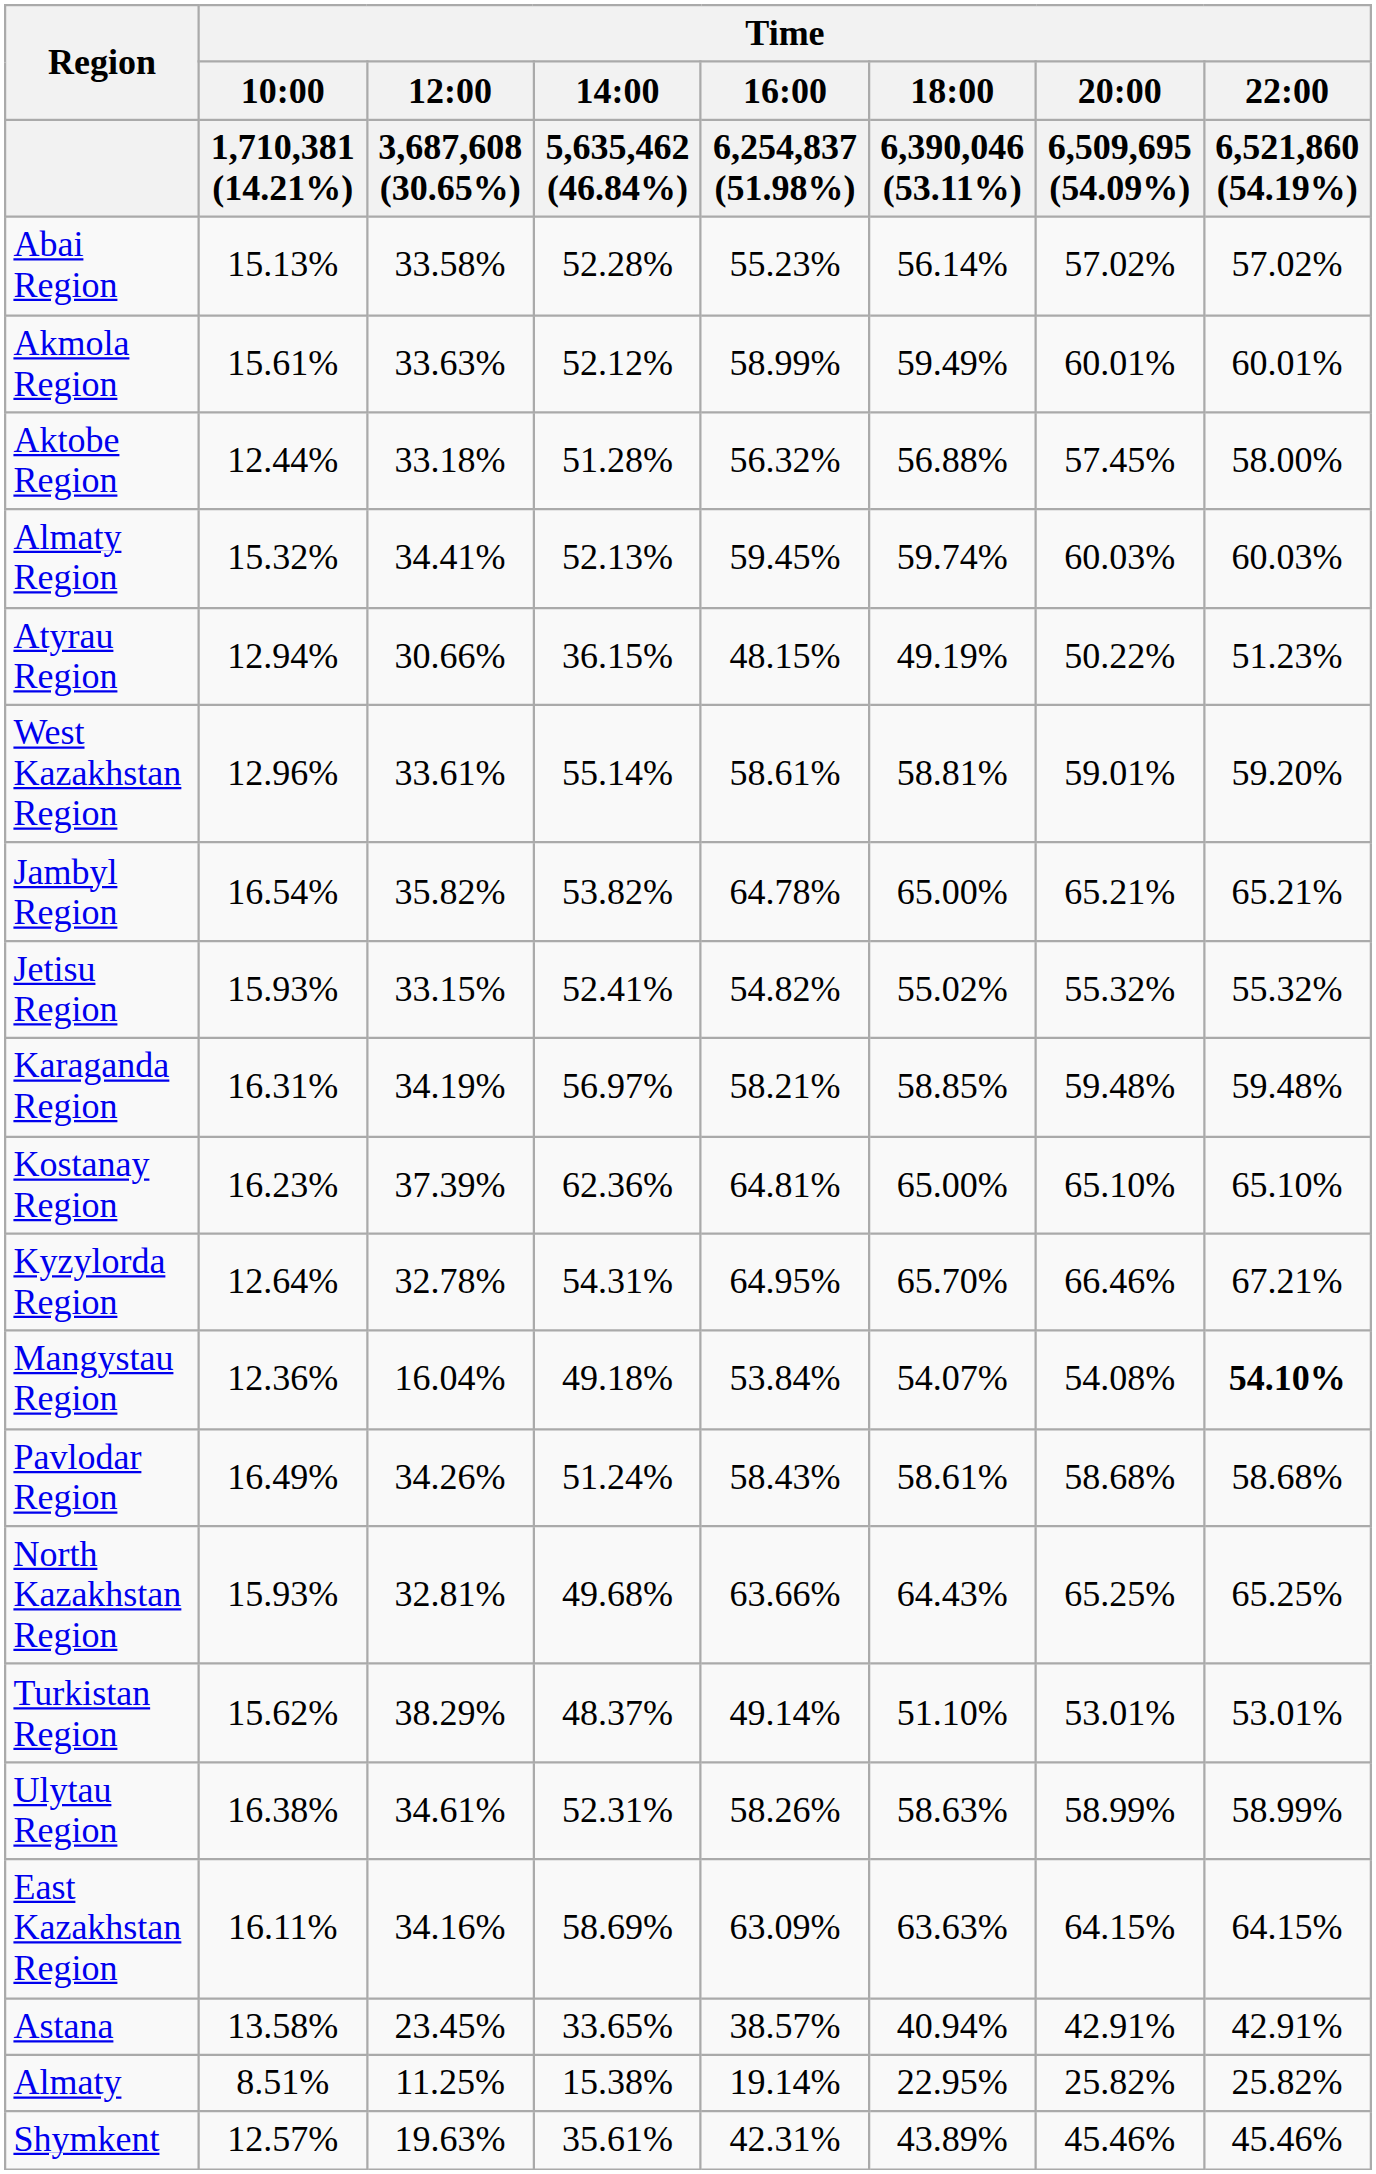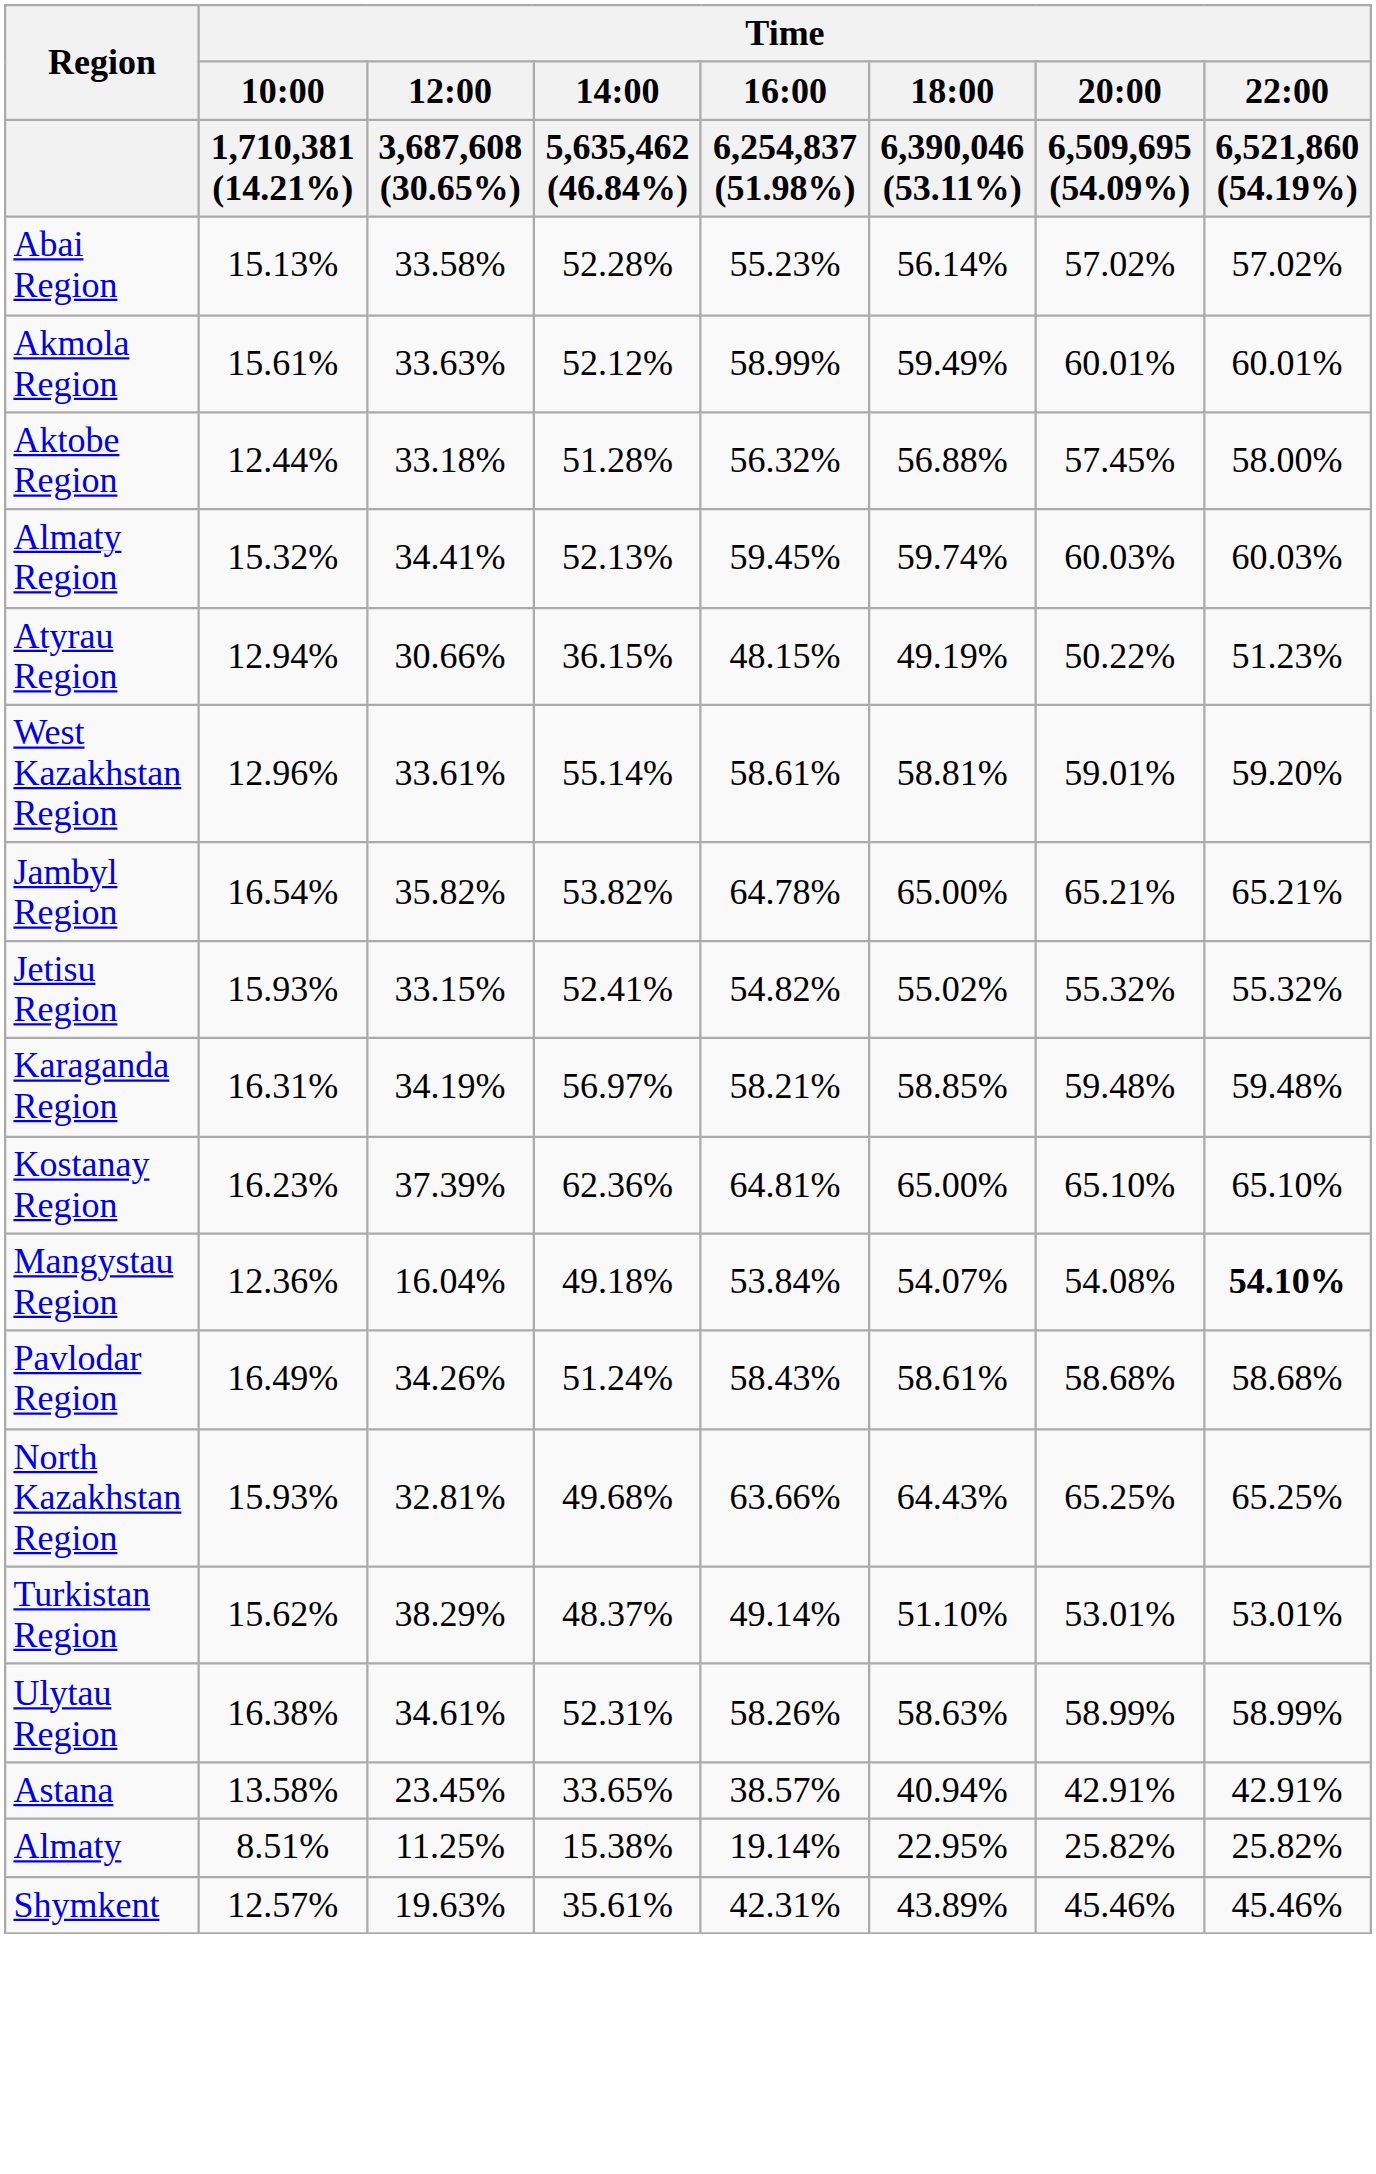- row: (89, 1281)
- row: (97, 1927)
